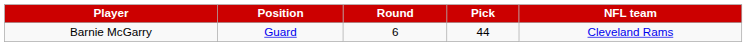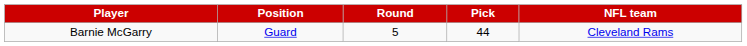(395, 32) 6 -> (395, 32) 5
